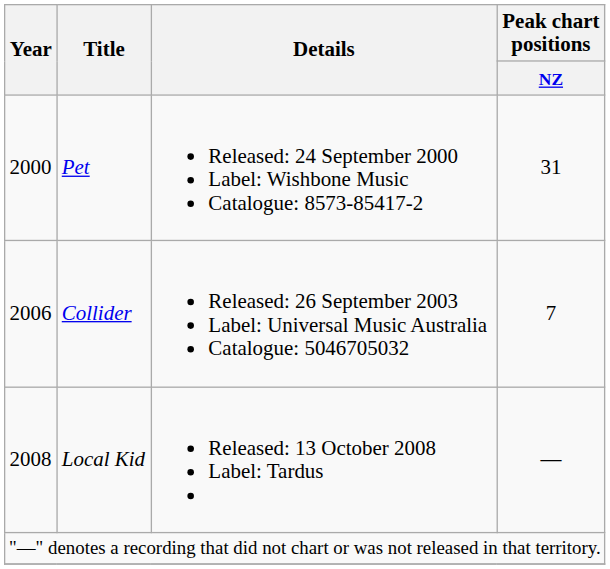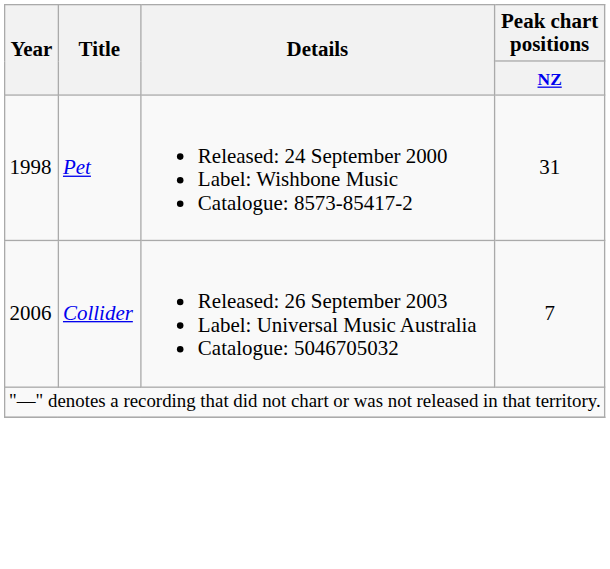(30, 167) 2000 -> (30, 167) 1998
- row: (103, 459)
